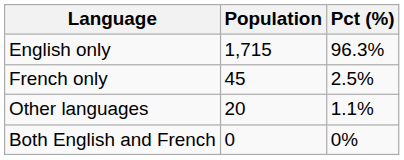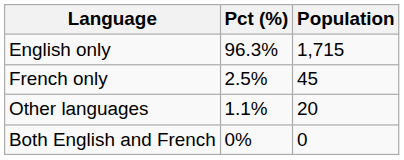columns swapped: (273, 19) <-> (363, 19)
